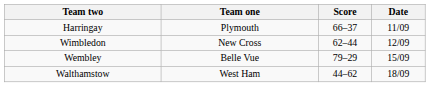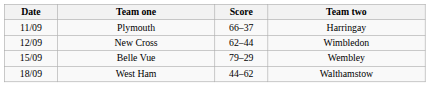columns swapped: (398, 12) <-> (83, 12)
